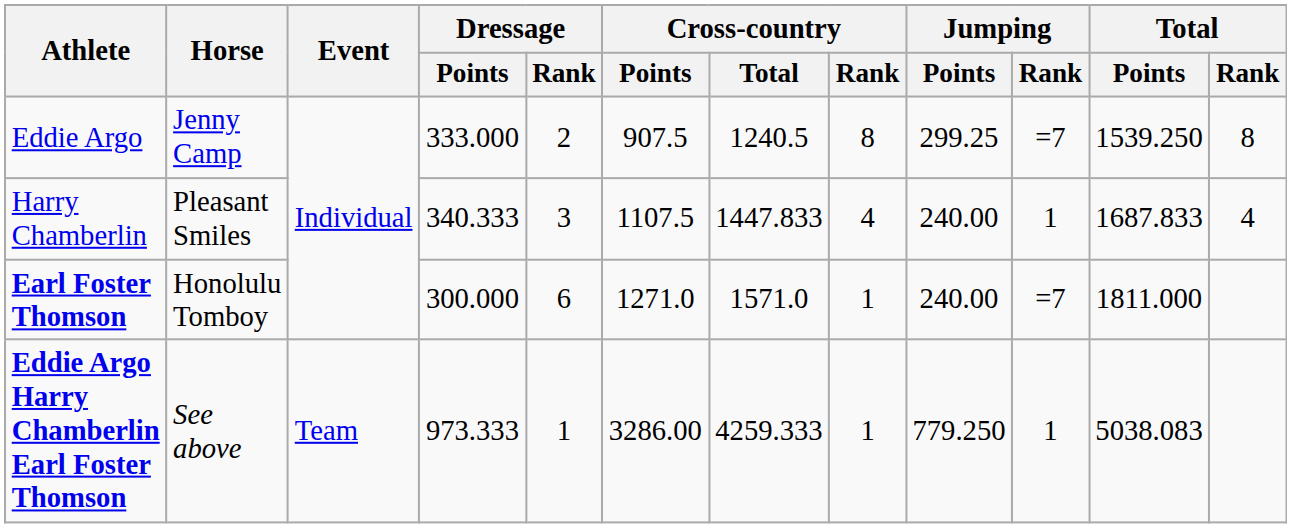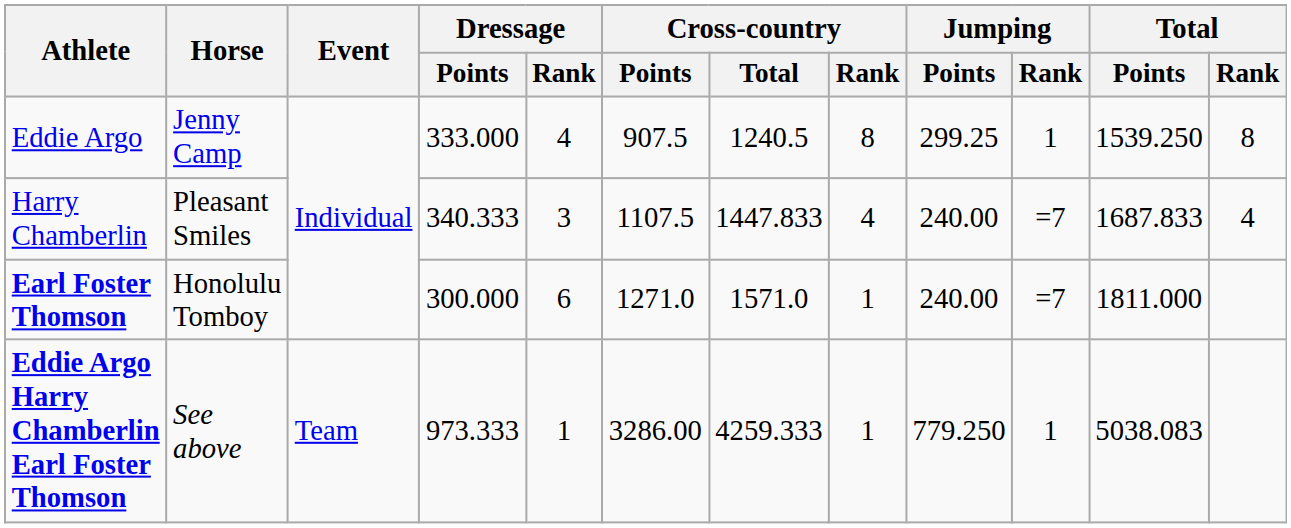(564, 137) 2 -> (564, 137) 4
(1050, 137) =7 -> (1050, 137) 1
(1050, 218) 1 -> (1050, 218) =7
